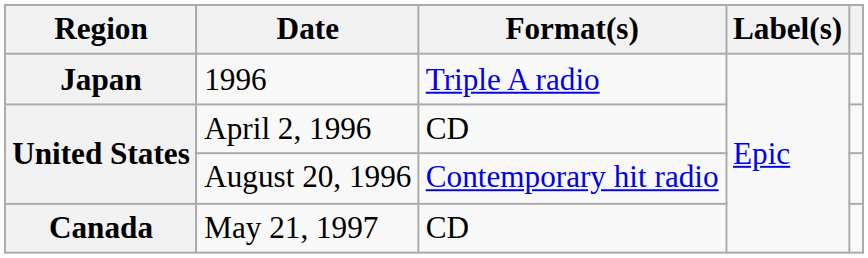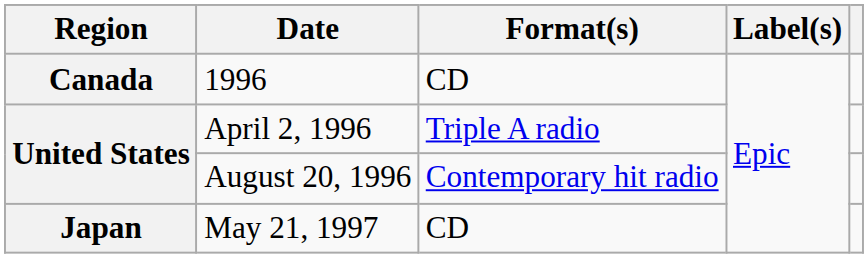(101, 78) Japan -> (101, 78) Canada
(513, 78) Triple A radio -> (447, 78) CD
(447, 128) CD -> (513, 128) Triple A radio
(101, 227) Canada -> (101, 227) Japan
